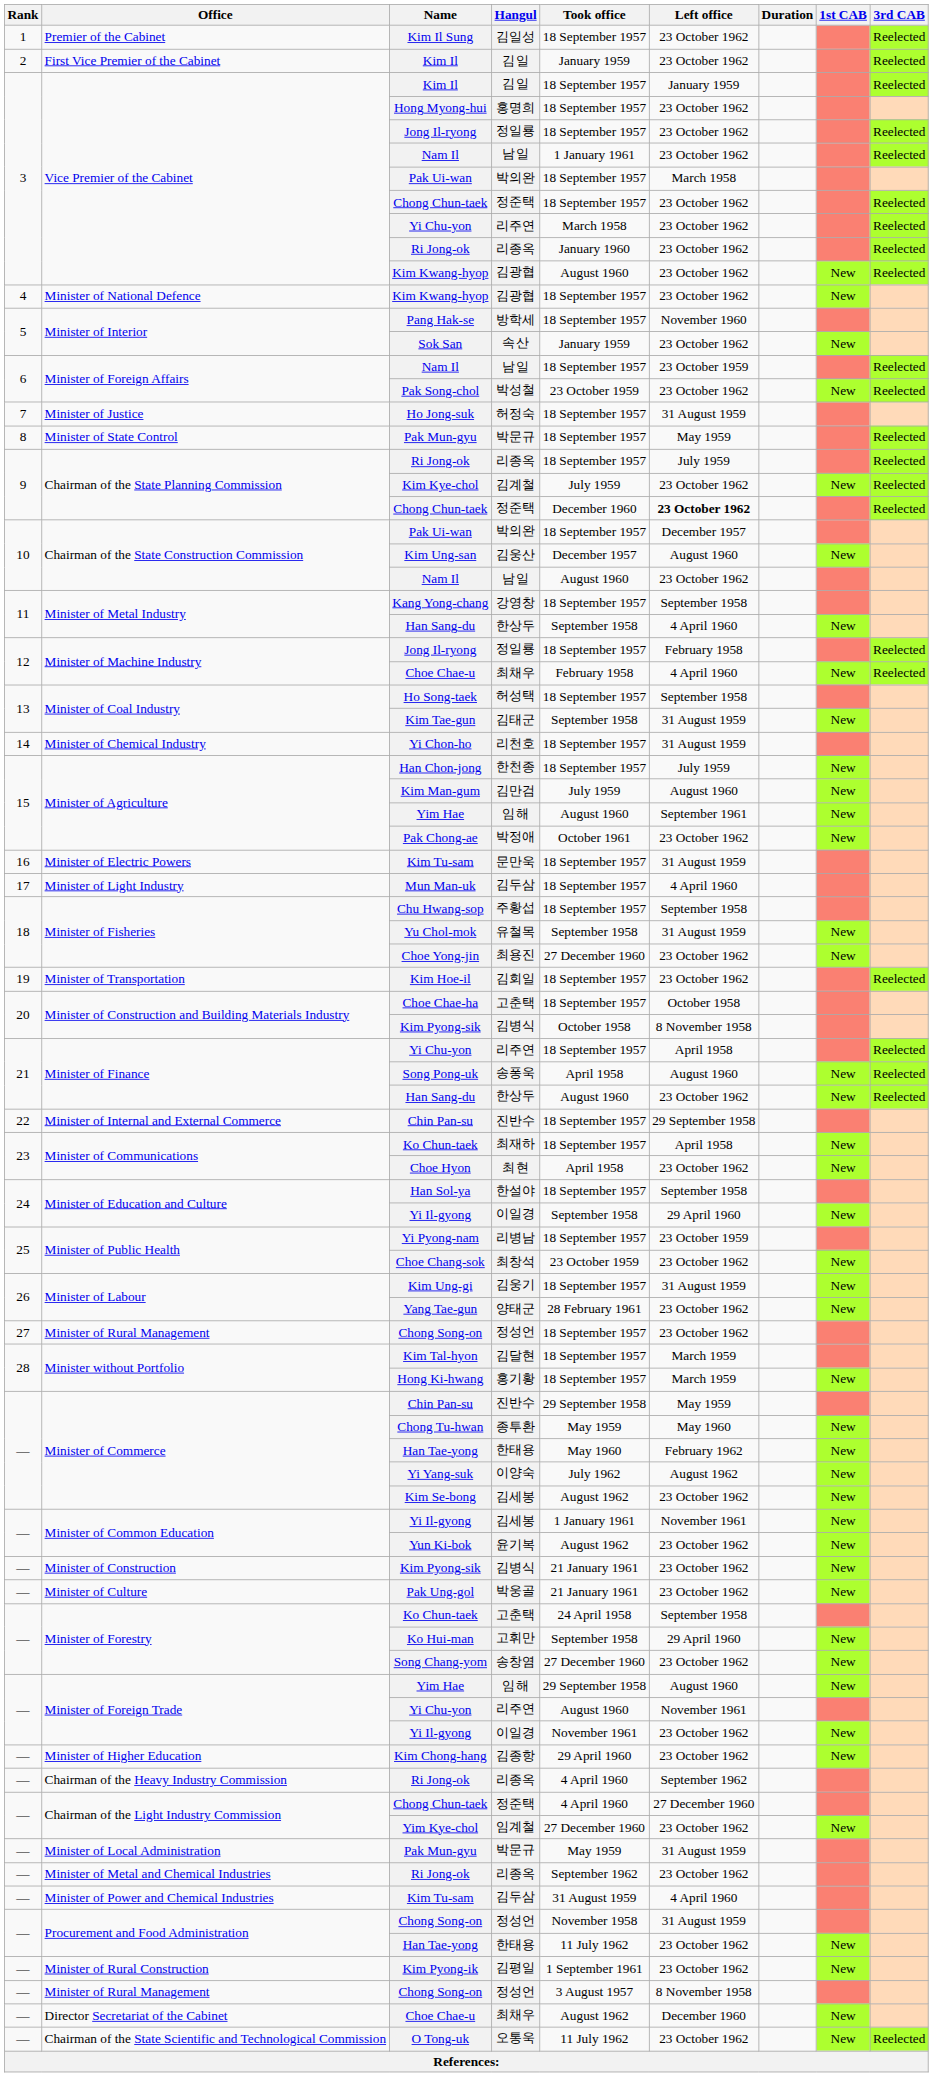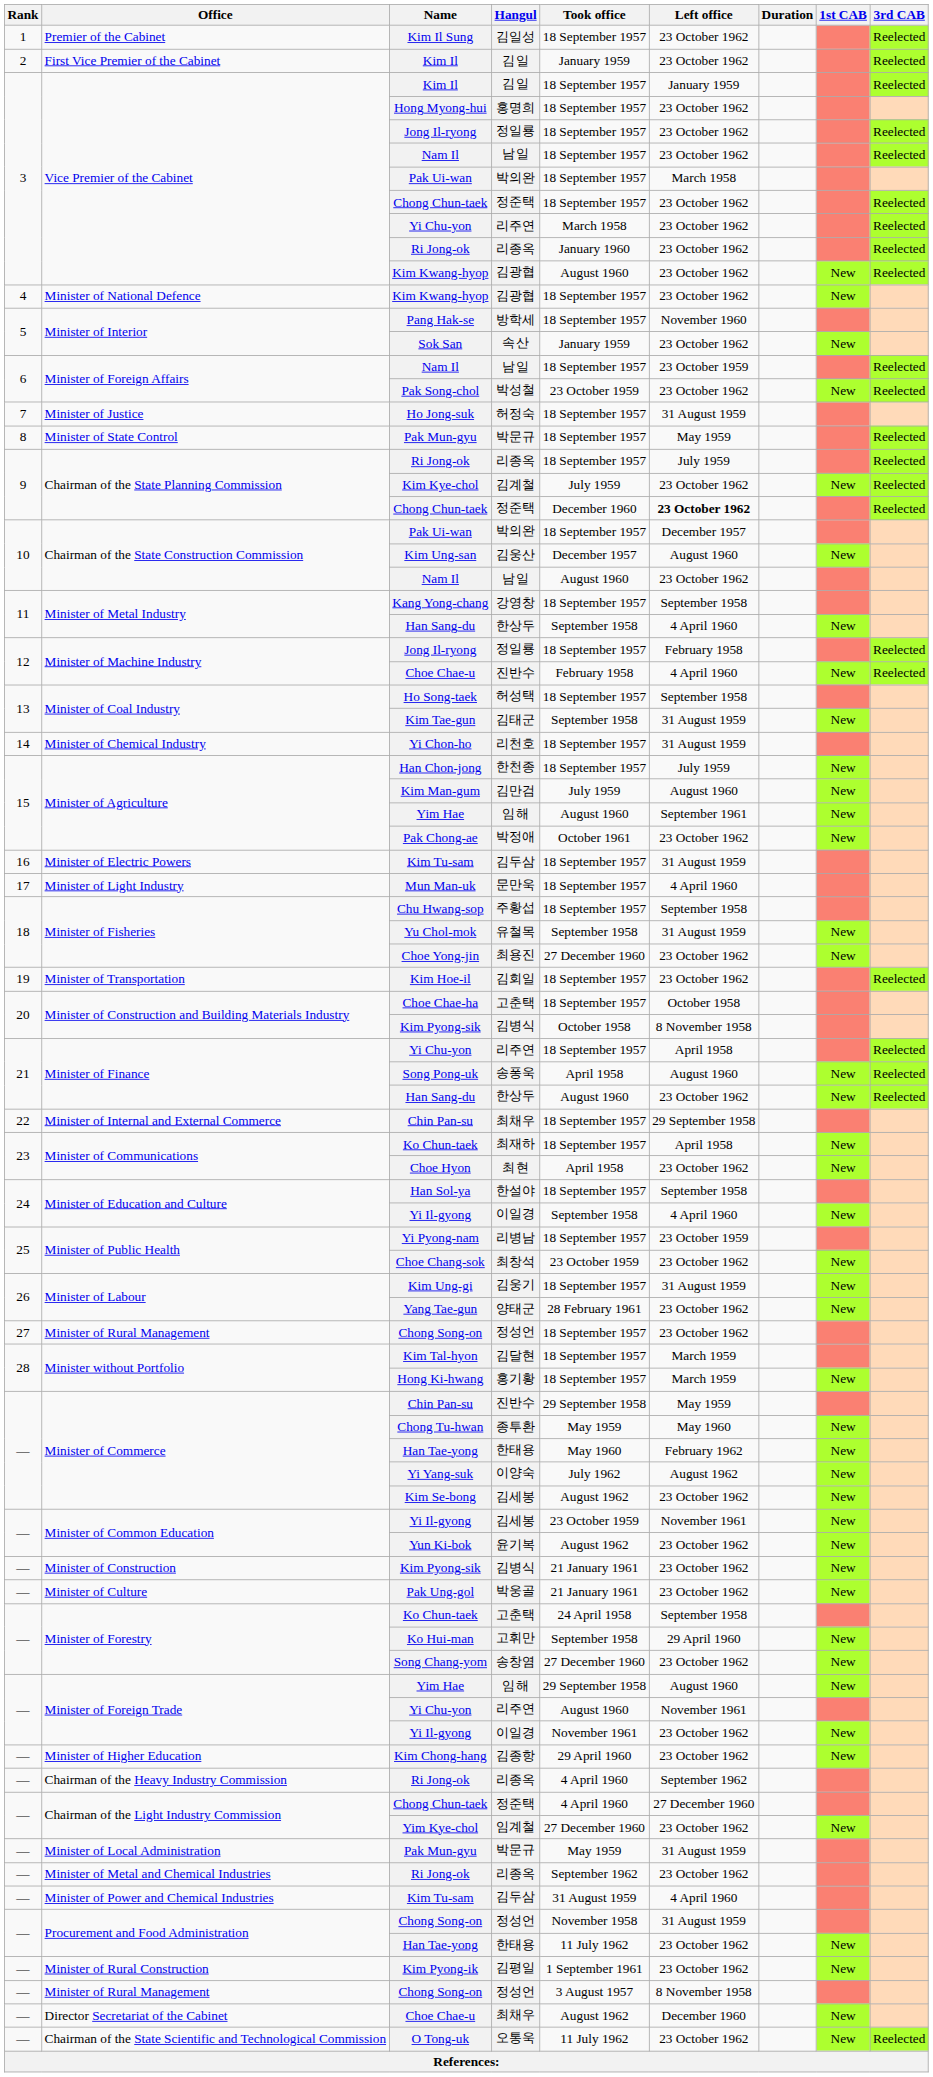(594, 155) 1 January 1961 -> (594, 155) 18 September 1957
(516, 672) 최채우 -> (516, 672) 진반수
(516, 861) 문만욱 -> (516, 861) 김두삼
(516, 884) 김두삼 -> (516, 884) 문만욱
(516, 1120) 진반수 -> (516, 1120) 최채우
(704, 1214) 29 April 1960 -> (704, 1214) 4 April 1960
(594, 1521) 1 January 1961 -> (594, 1521) 23 October 1959
